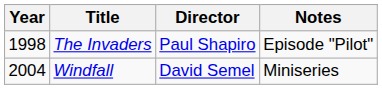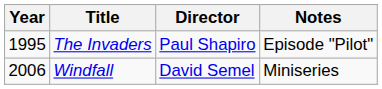(27, 44) 1998 -> (27, 44) 1995
(27, 71) 2004 -> (27, 71) 2006
